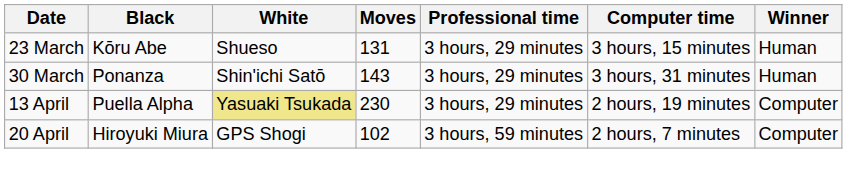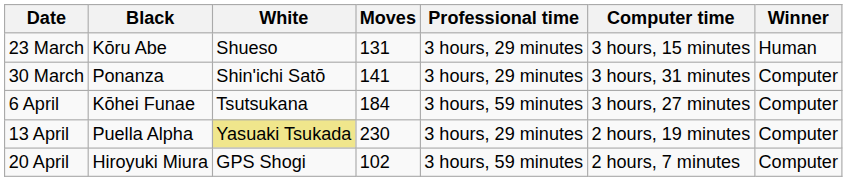(375, 76) 143 -> (375, 76) 141
(788, 76) Human -> (798, 76) Computer
+ row: (34, 104)
